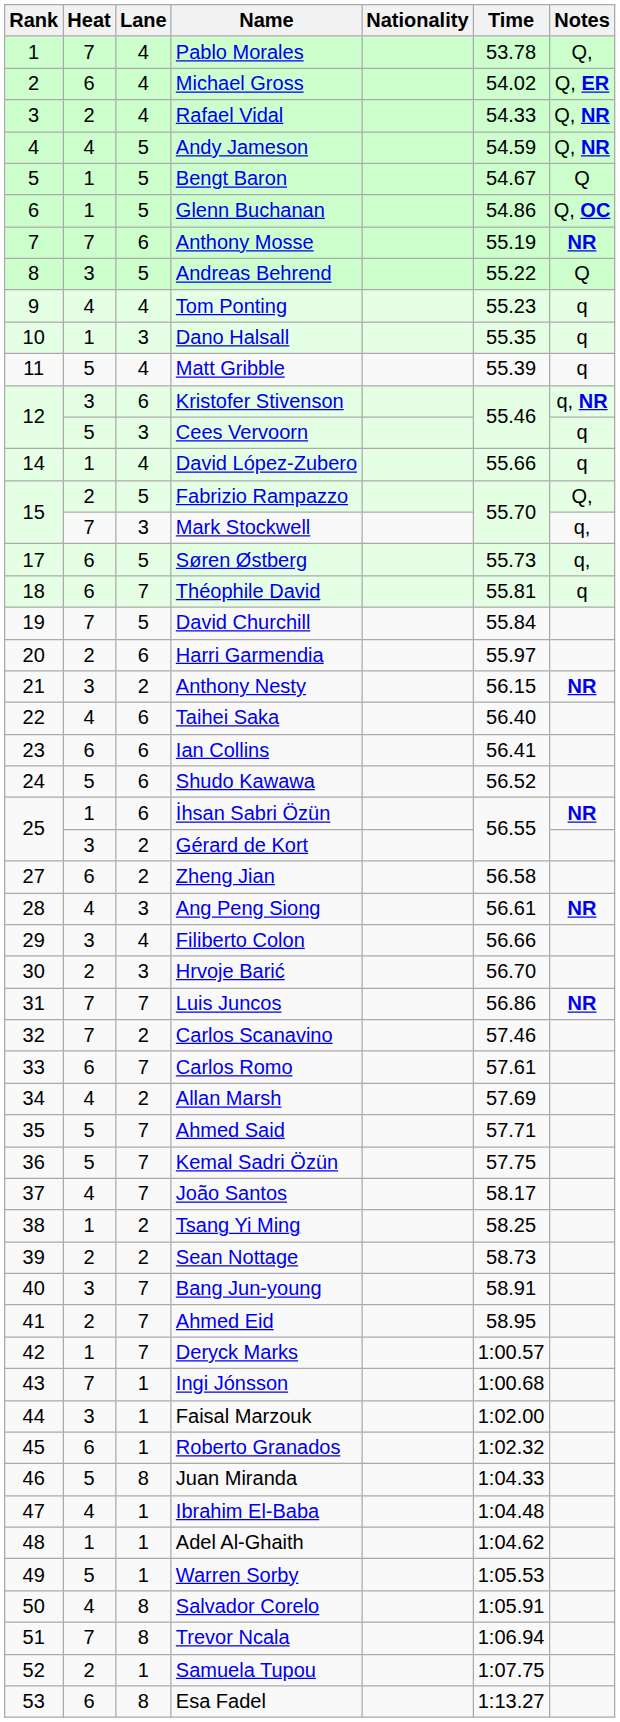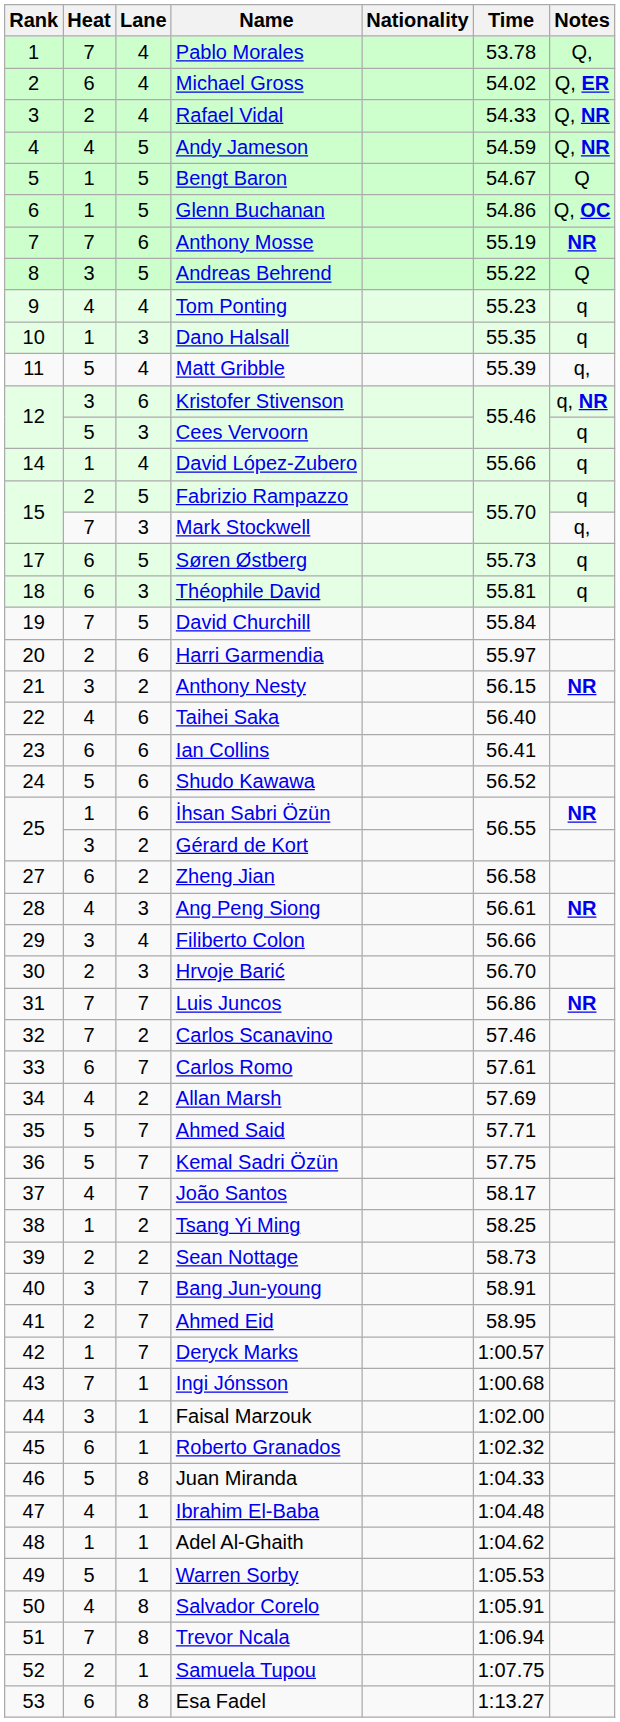(582, 369) q -> (582, 369) q,
(582, 496) Q, -> (582, 496) q
(582, 559) q, -> (582, 559) q
(143, 591) 7 -> (143, 591) 3
